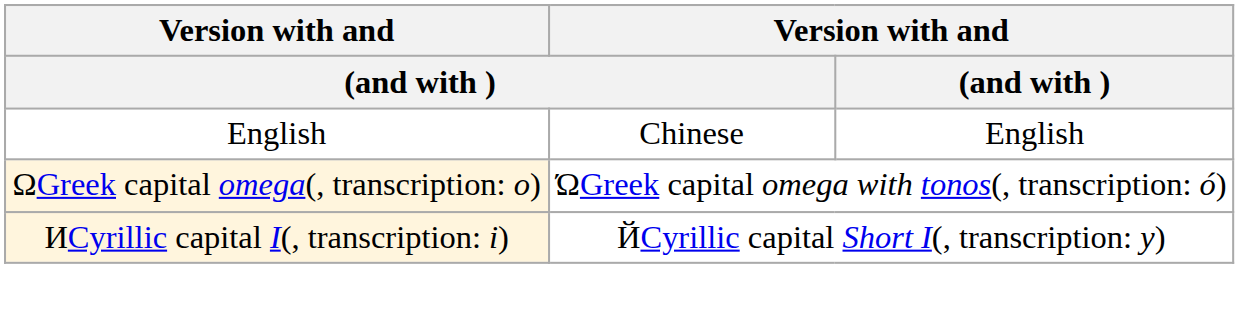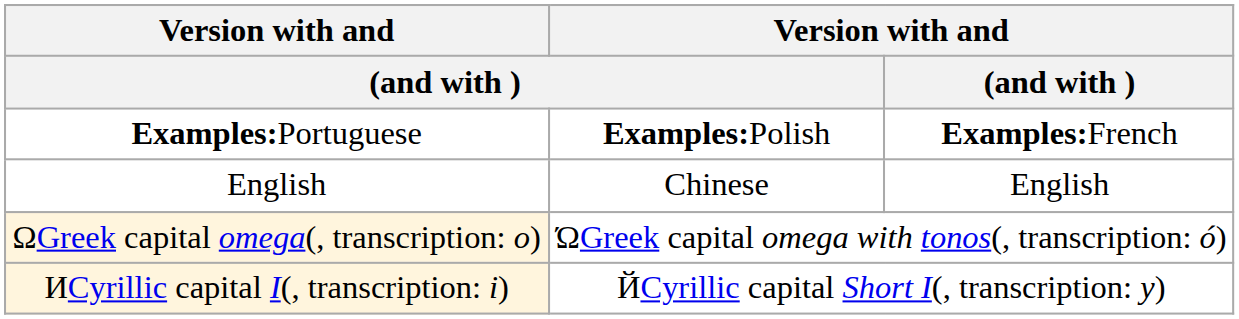+ row: (277, 133)
